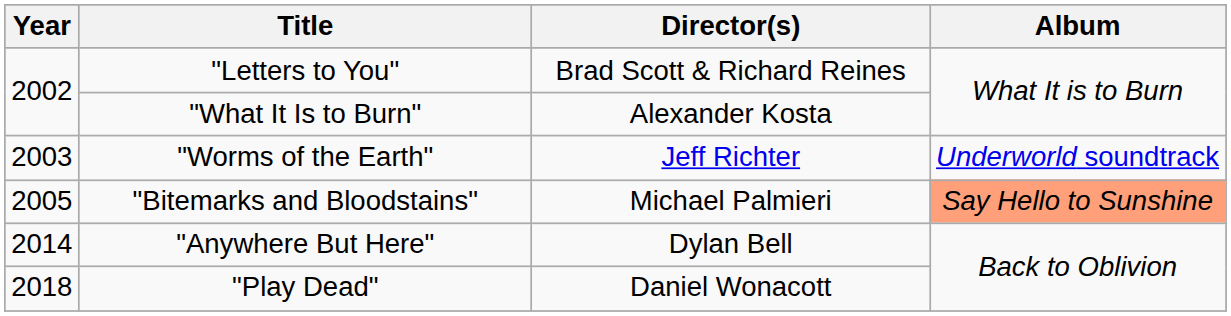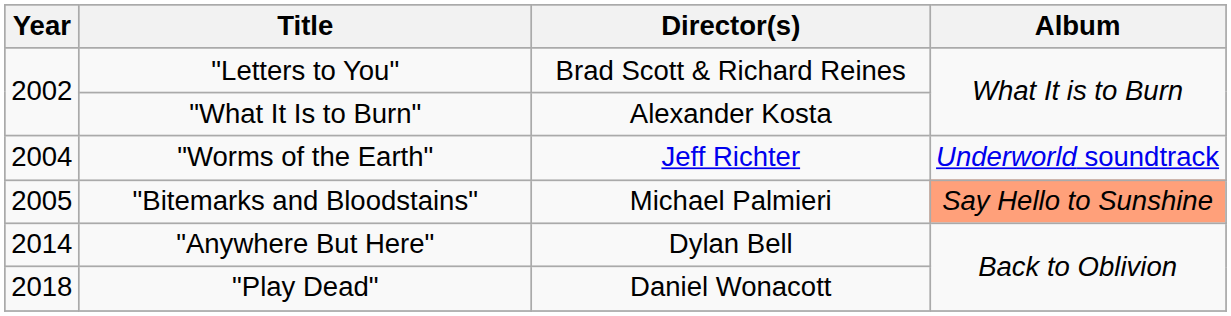(42, 157) 2003 -> (42, 157) 2004
